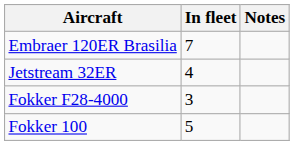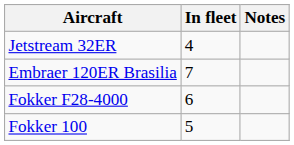rows swapped: (62, 72) <-> (93, 45)
(189, 99) 3 -> (189, 99) 6
